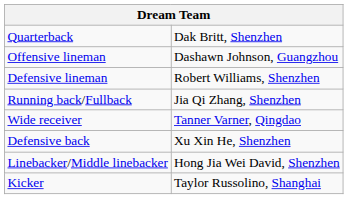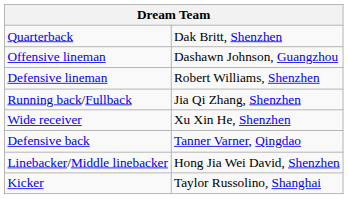(237, 120) Tanner Varner, Qingdao -> (232, 120) Xu Xin He, Shenzhen
(232, 141) Xu Xin He, Shenzhen -> (237, 141) Tanner Varner, Qingdao
